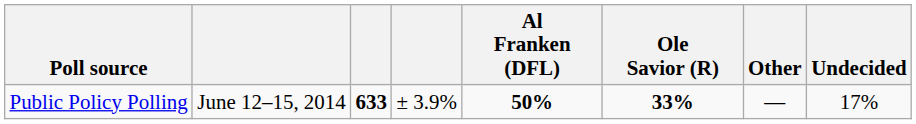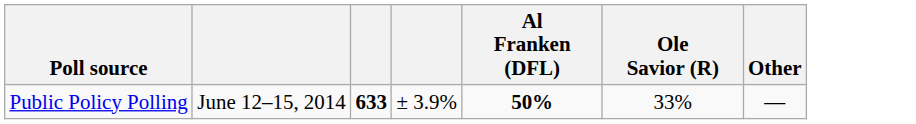- column: (859, 68)
(673, 101) bold -> (673, 101) normal
